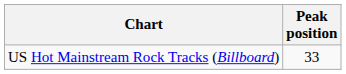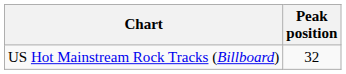(312, 57) 33 -> (312, 57) 32
